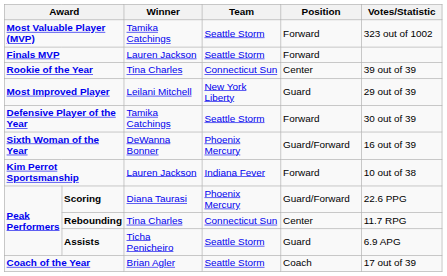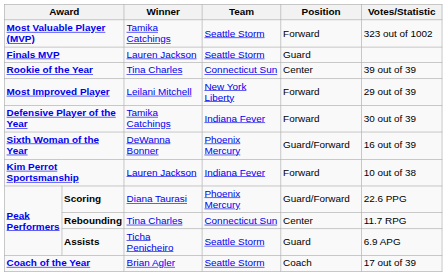(301, 54) Forward -> (297, 54) Guard
(297, 92) Guard -> (301, 92) Forward
(234, 118) Seattle Storm -> (235, 118) Indiana Fever
